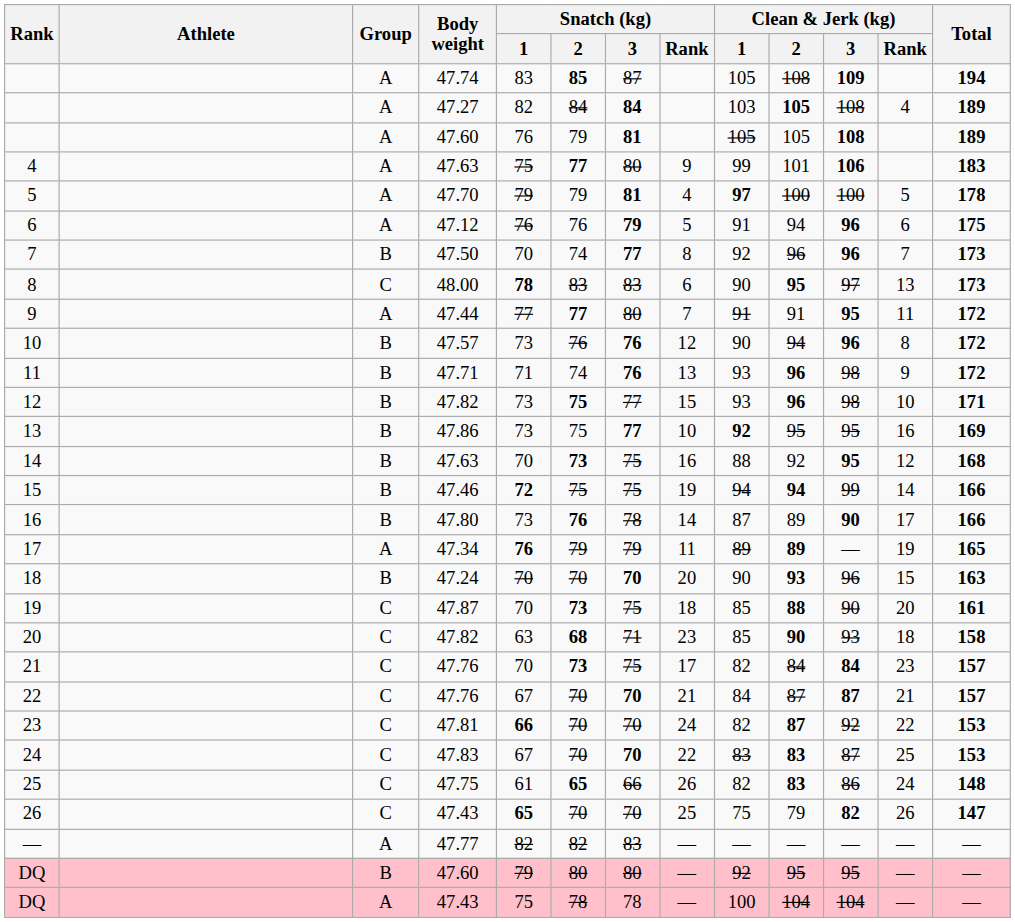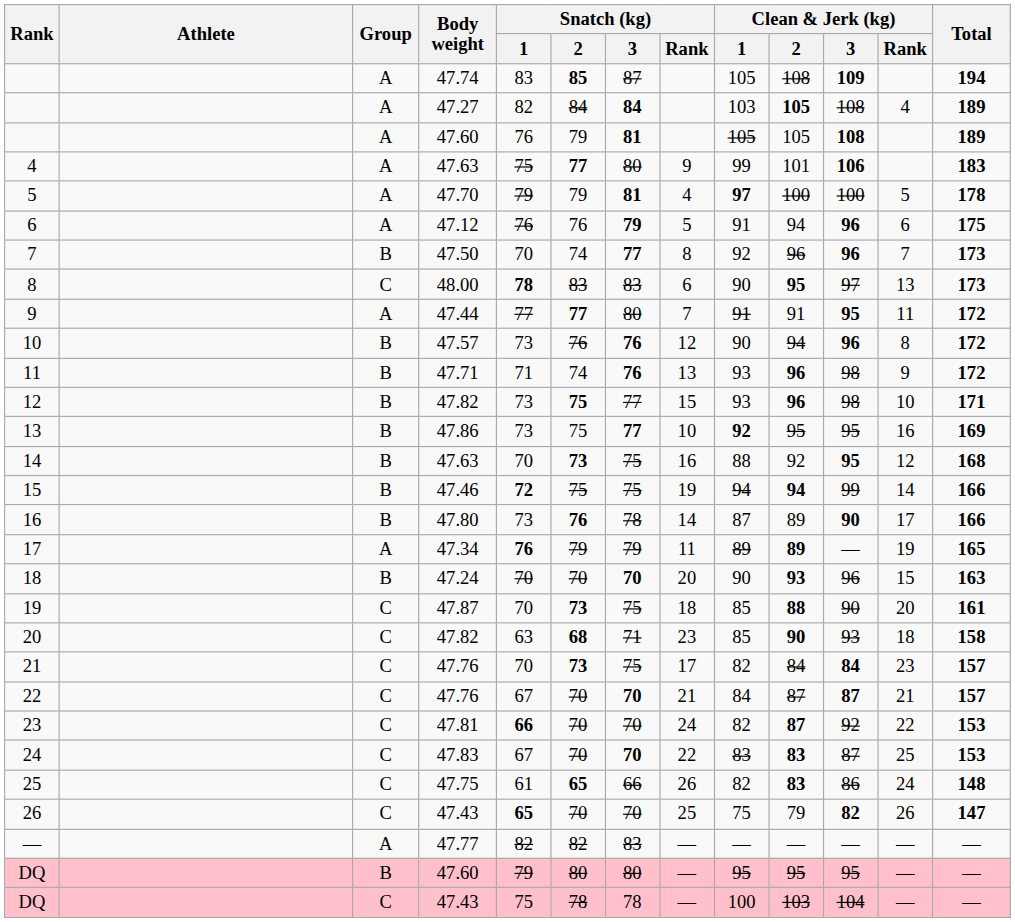(742, 872) 92 -> (742, 872) 95
(386, 902) A -> (386, 902) C
(796, 902) 104 -> (796, 902) 103
